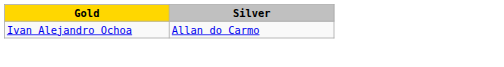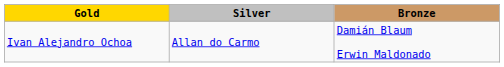+ column: (417, 13)
